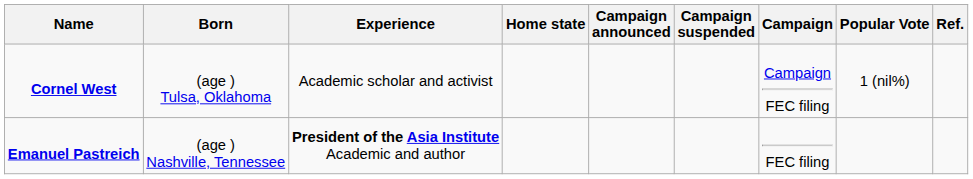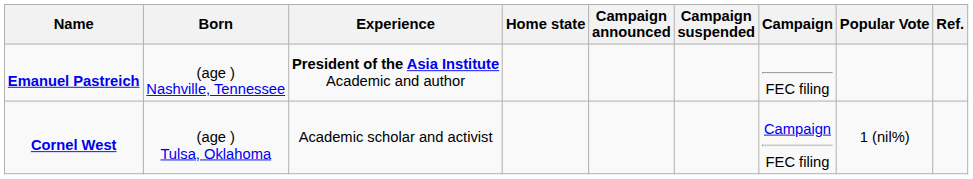rows swapped: (74, 153) <-> (74, 89)
